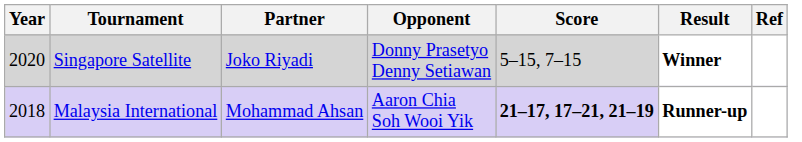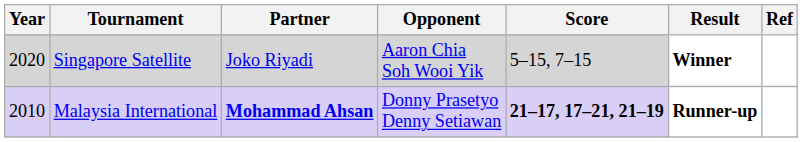(431, 60) Donny Prasetyo Denny Setiawan -> (433, 60) Aaron Chia Soh Wooi Yik
(27, 111) 2018 -> (27, 111) 2010
(295, 111) normal -> (300, 111) bold
(422, 111) Aaron Chia Soh Wooi Yik -> (442, 111) Donny Prasetyo Denny Setiawan
